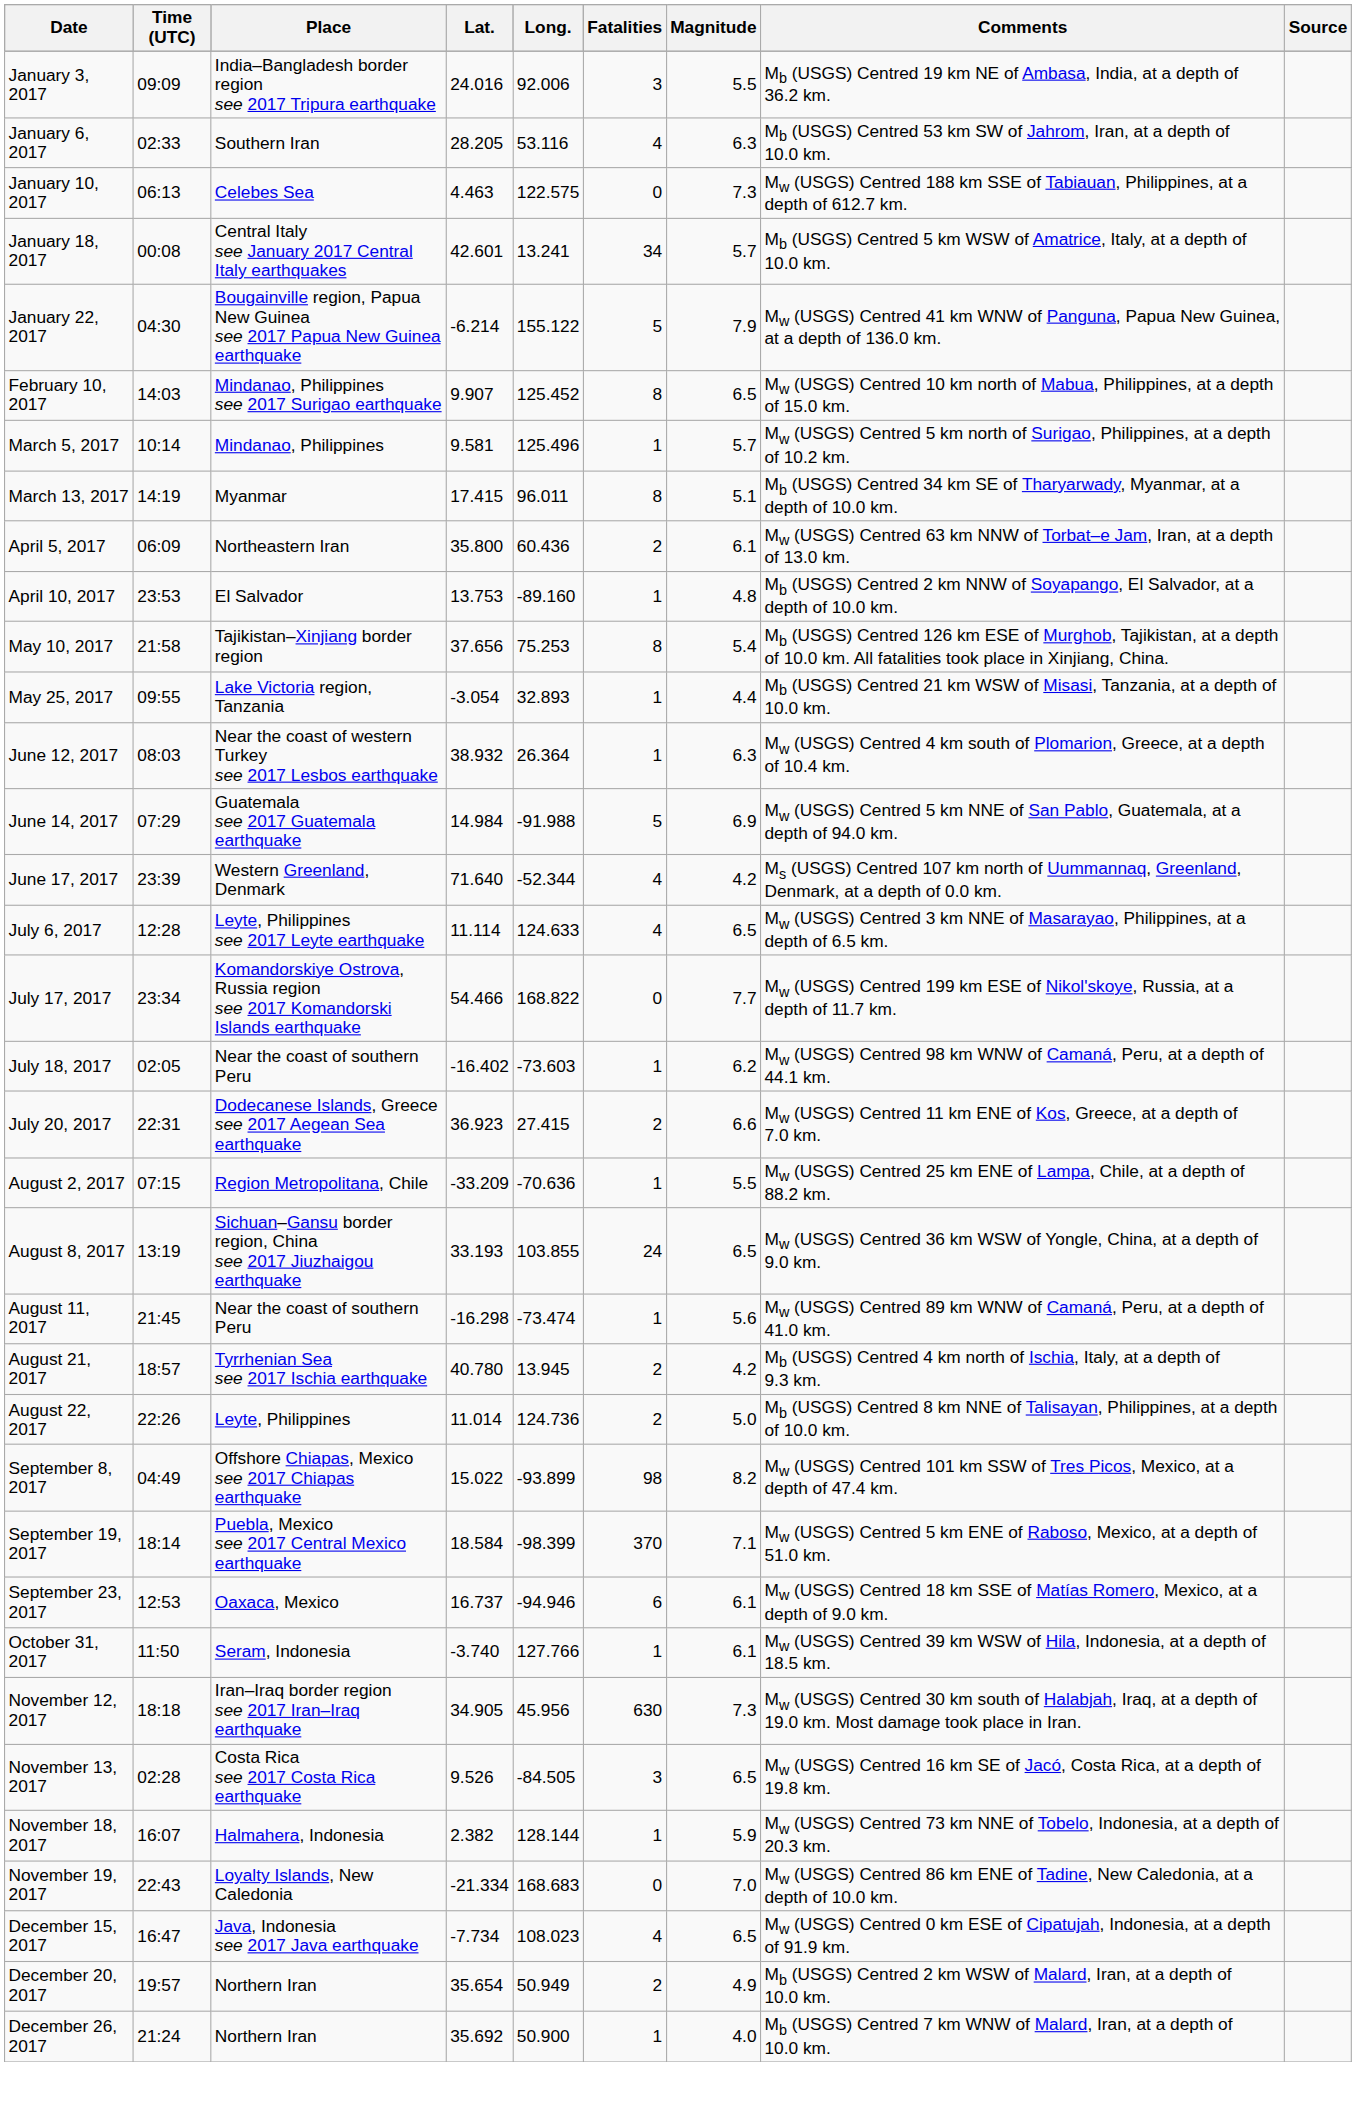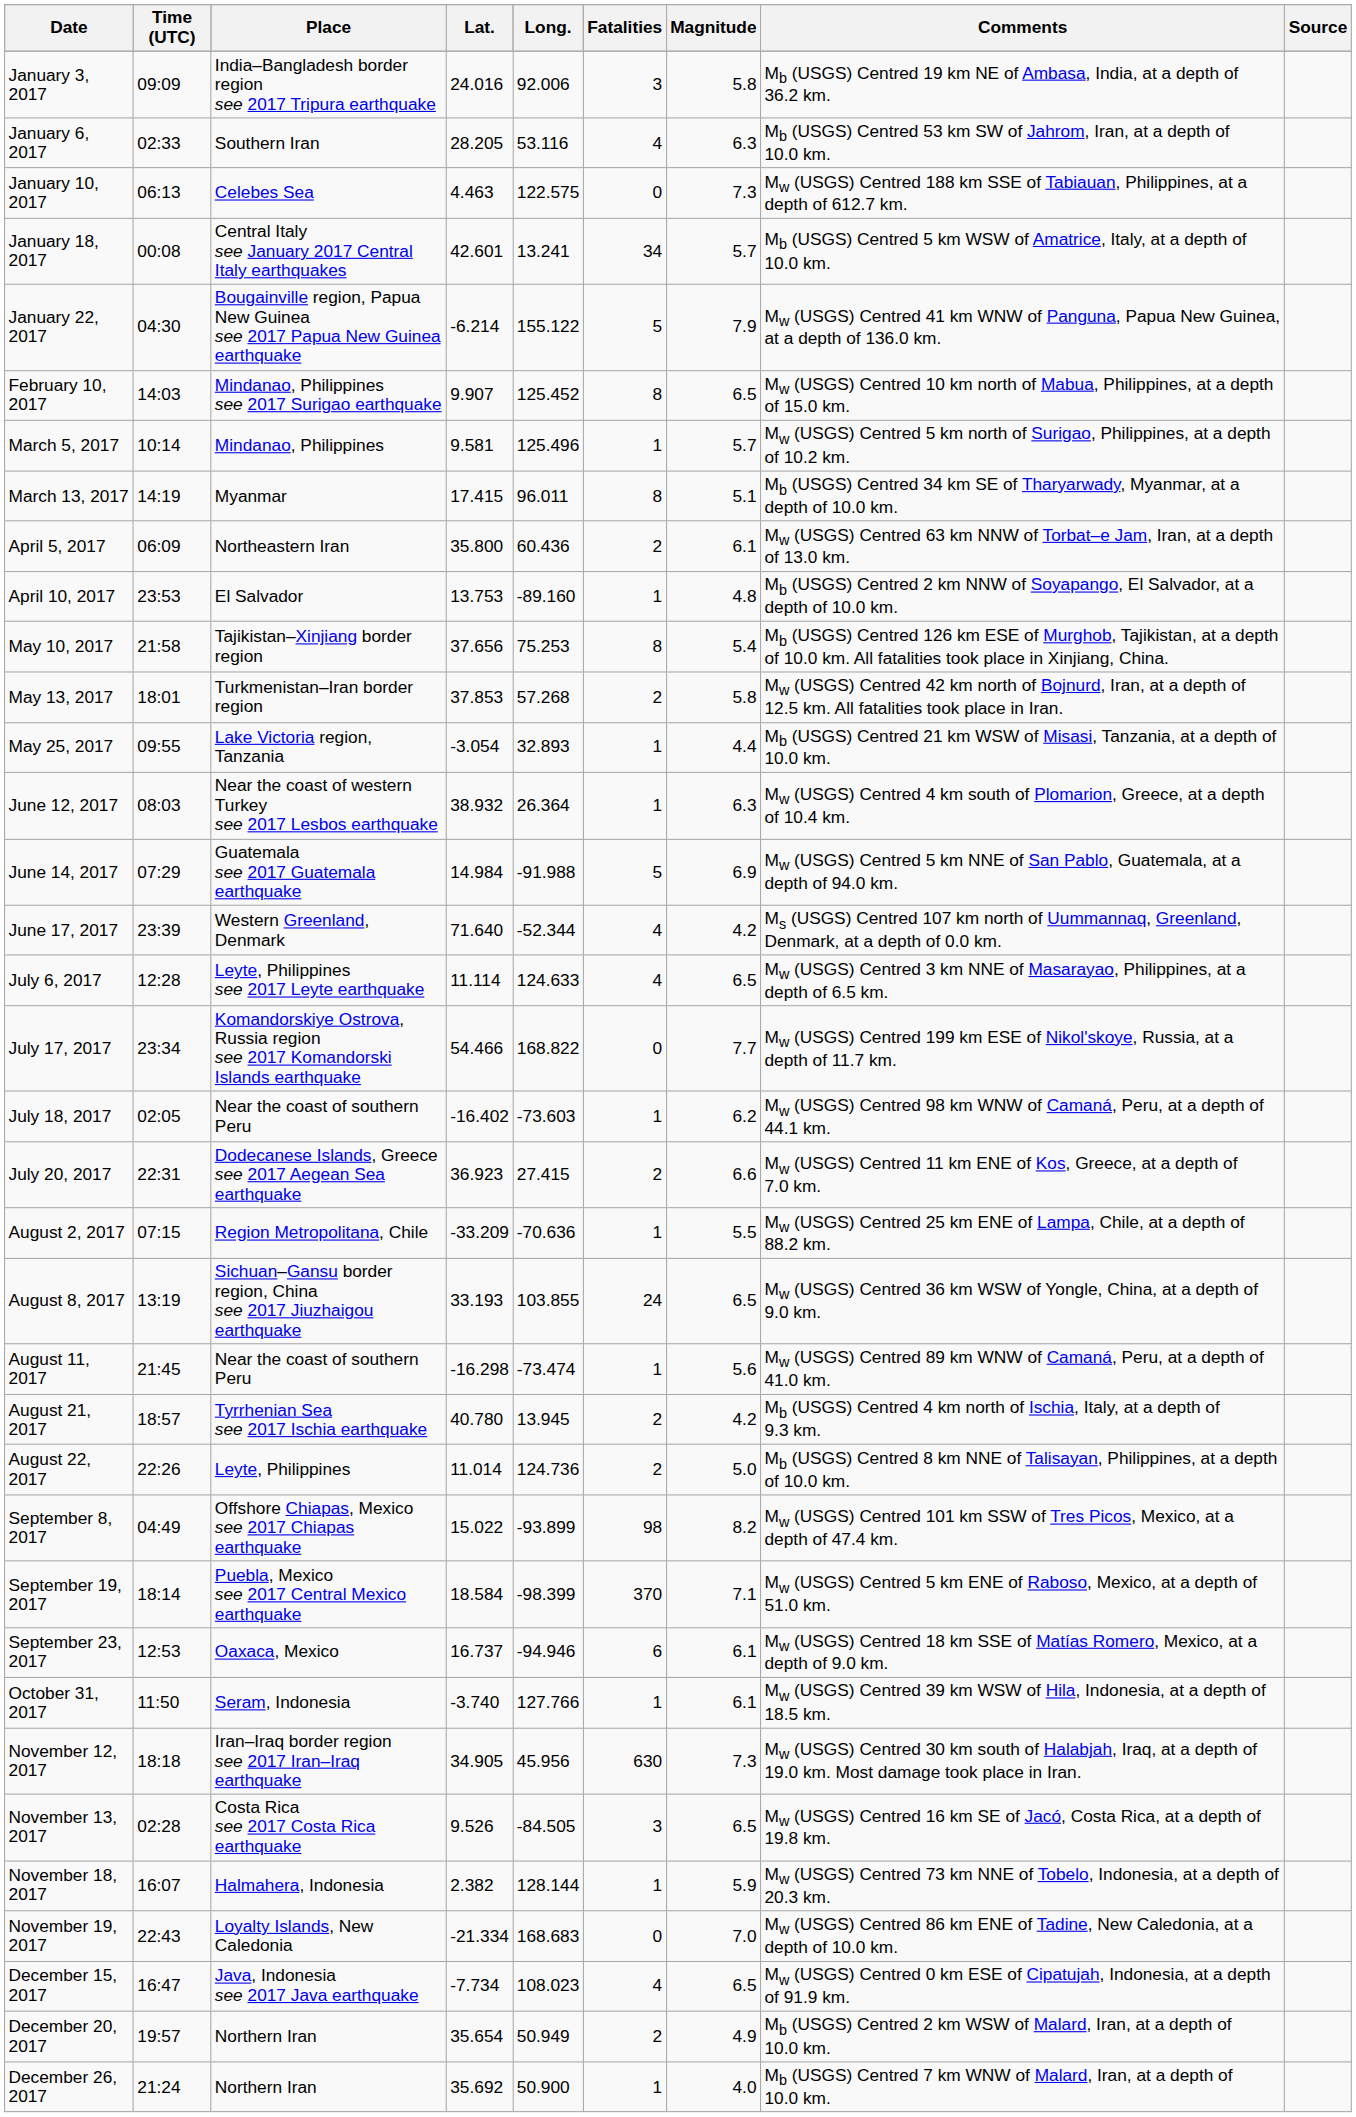(745, 84) 5.5 -> (745, 84) 5.8
+ row: (61, 697)
